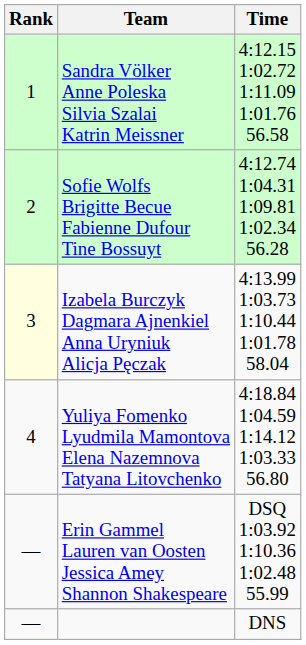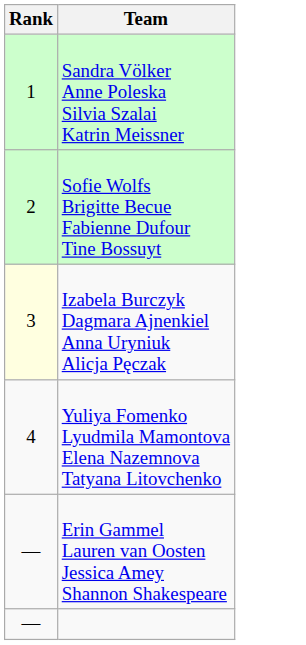- column: (267, 19)
